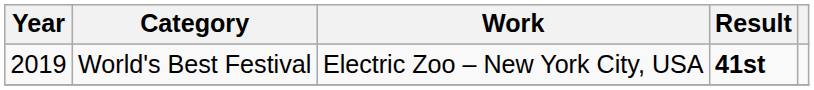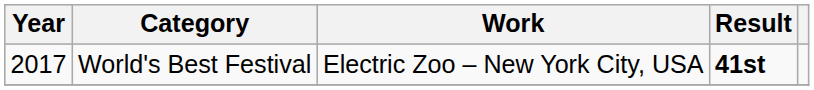(39, 64) 2019 -> (39, 64) 2017
